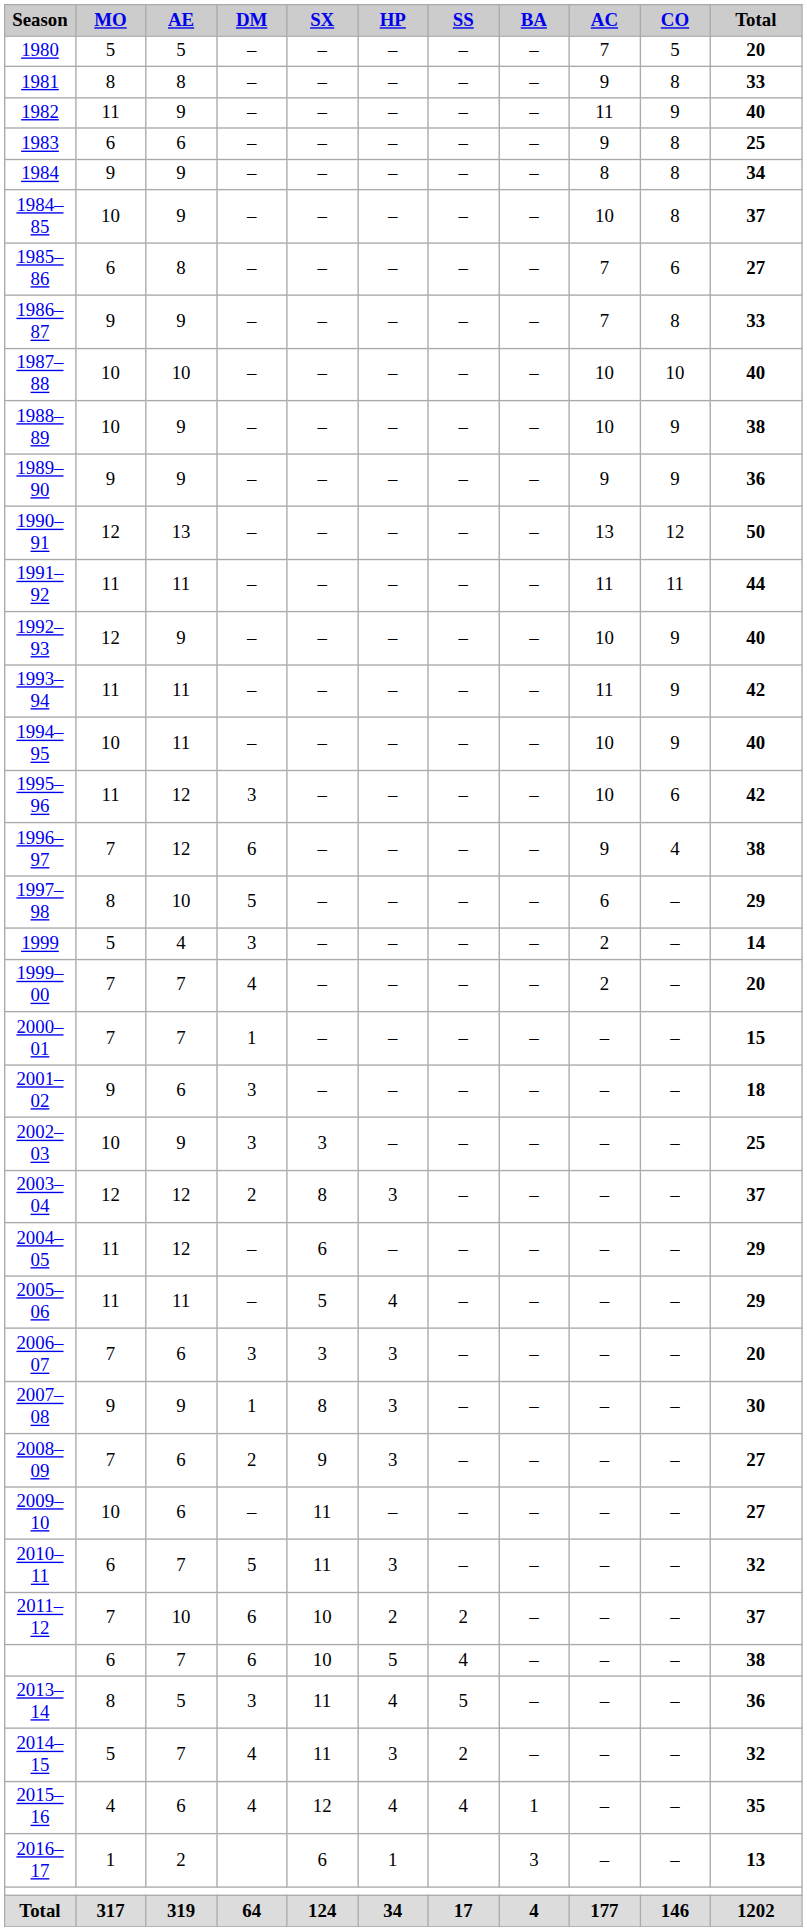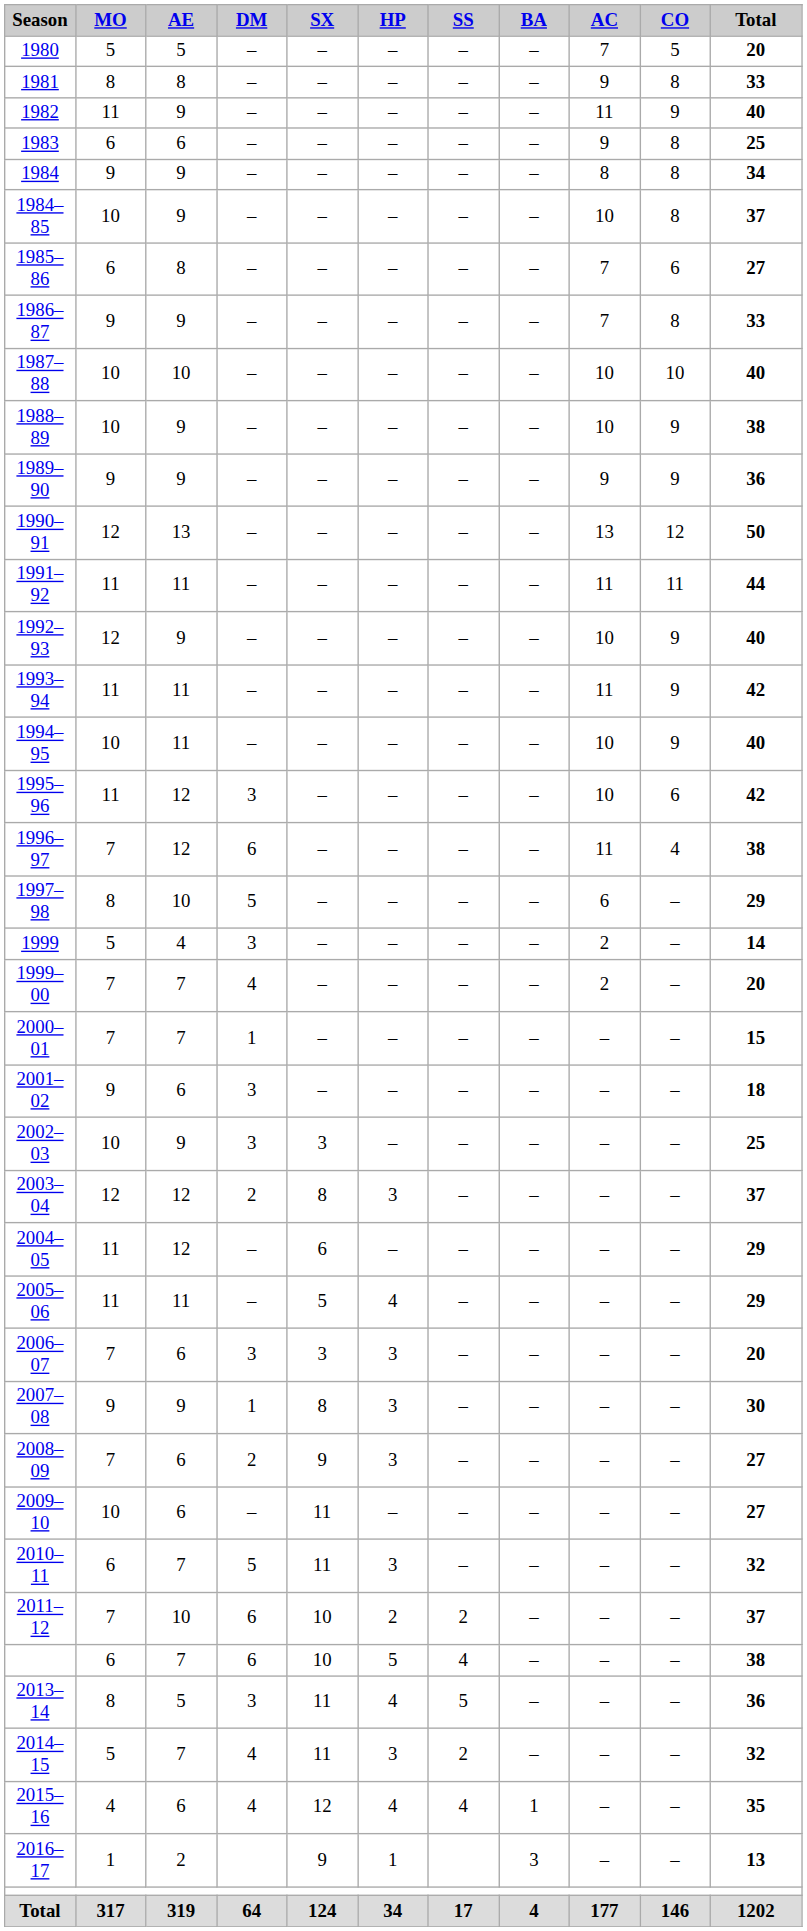(604, 848) 9 -> (604, 848) 11
(322, 1859) 6 -> (322, 1859) 9
